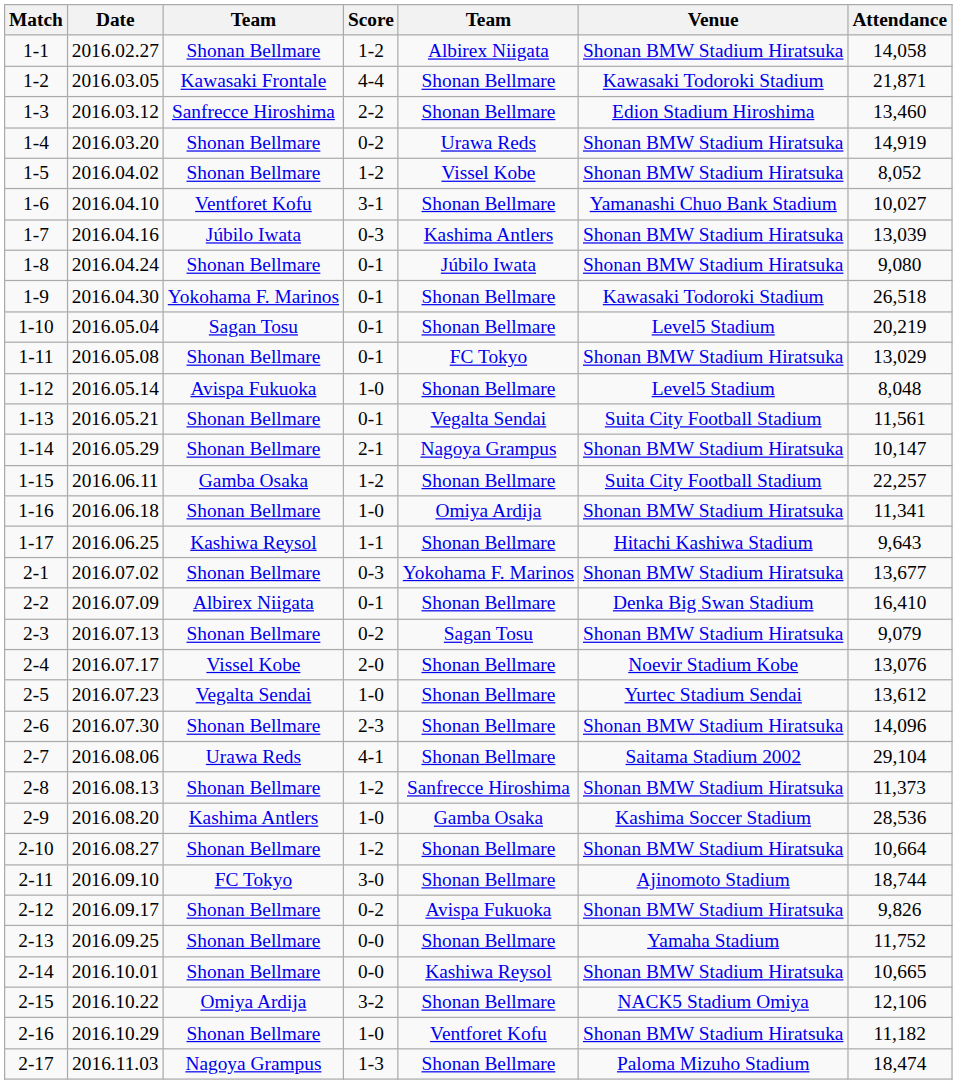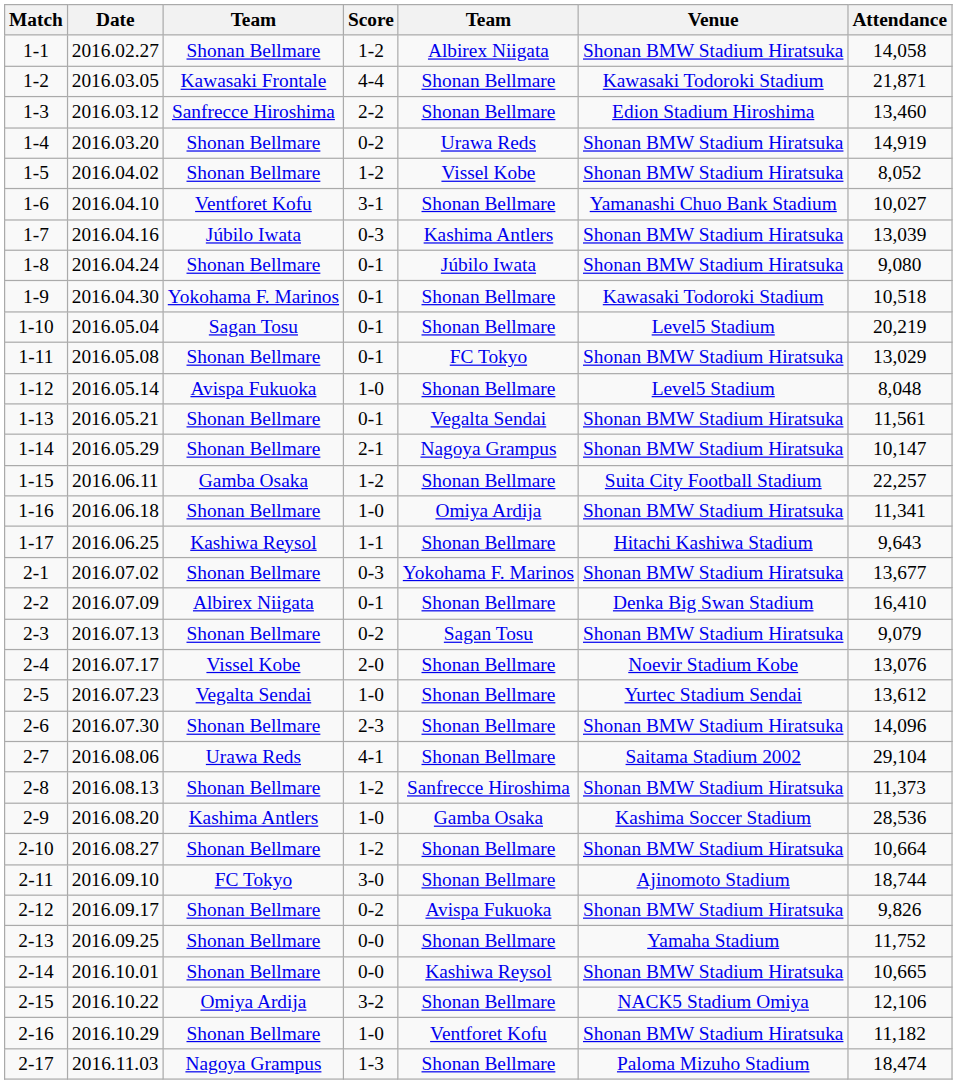(900, 296) 26,518 -> (900, 296) 10,518
(713, 419) Suita City Football Stadium -> (713, 419) Shonan BMW Stadium Hiratsuka
